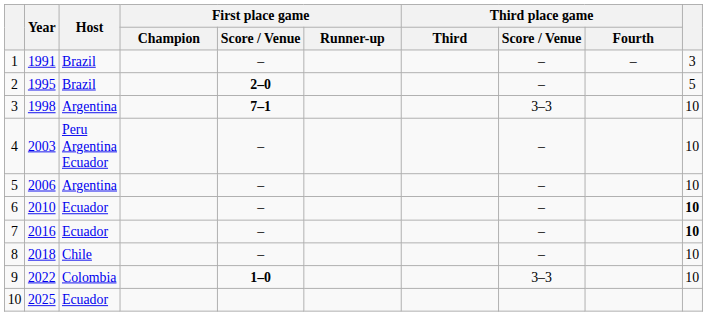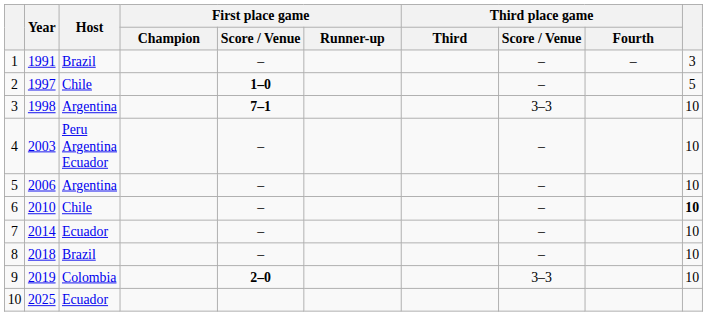(42, 84) 1995 -> (42, 84) 1997
(79, 84) Brazil -> (77, 84) Chile
(261, 84) 2–0 -> (261, 84) 1–0
(85, 208) Ecuador -> (77, 208) Chile
(42, 231) 2016 -> (42, 231) 2014
(692, 231) bold -> (692, 231) normal
(77, 254) Chile -> (79, 254) Brazil
(42, 276) 2022 -> (42, 276) 2019
(261, 276) 1–0 -> (261, 276) 2–0
